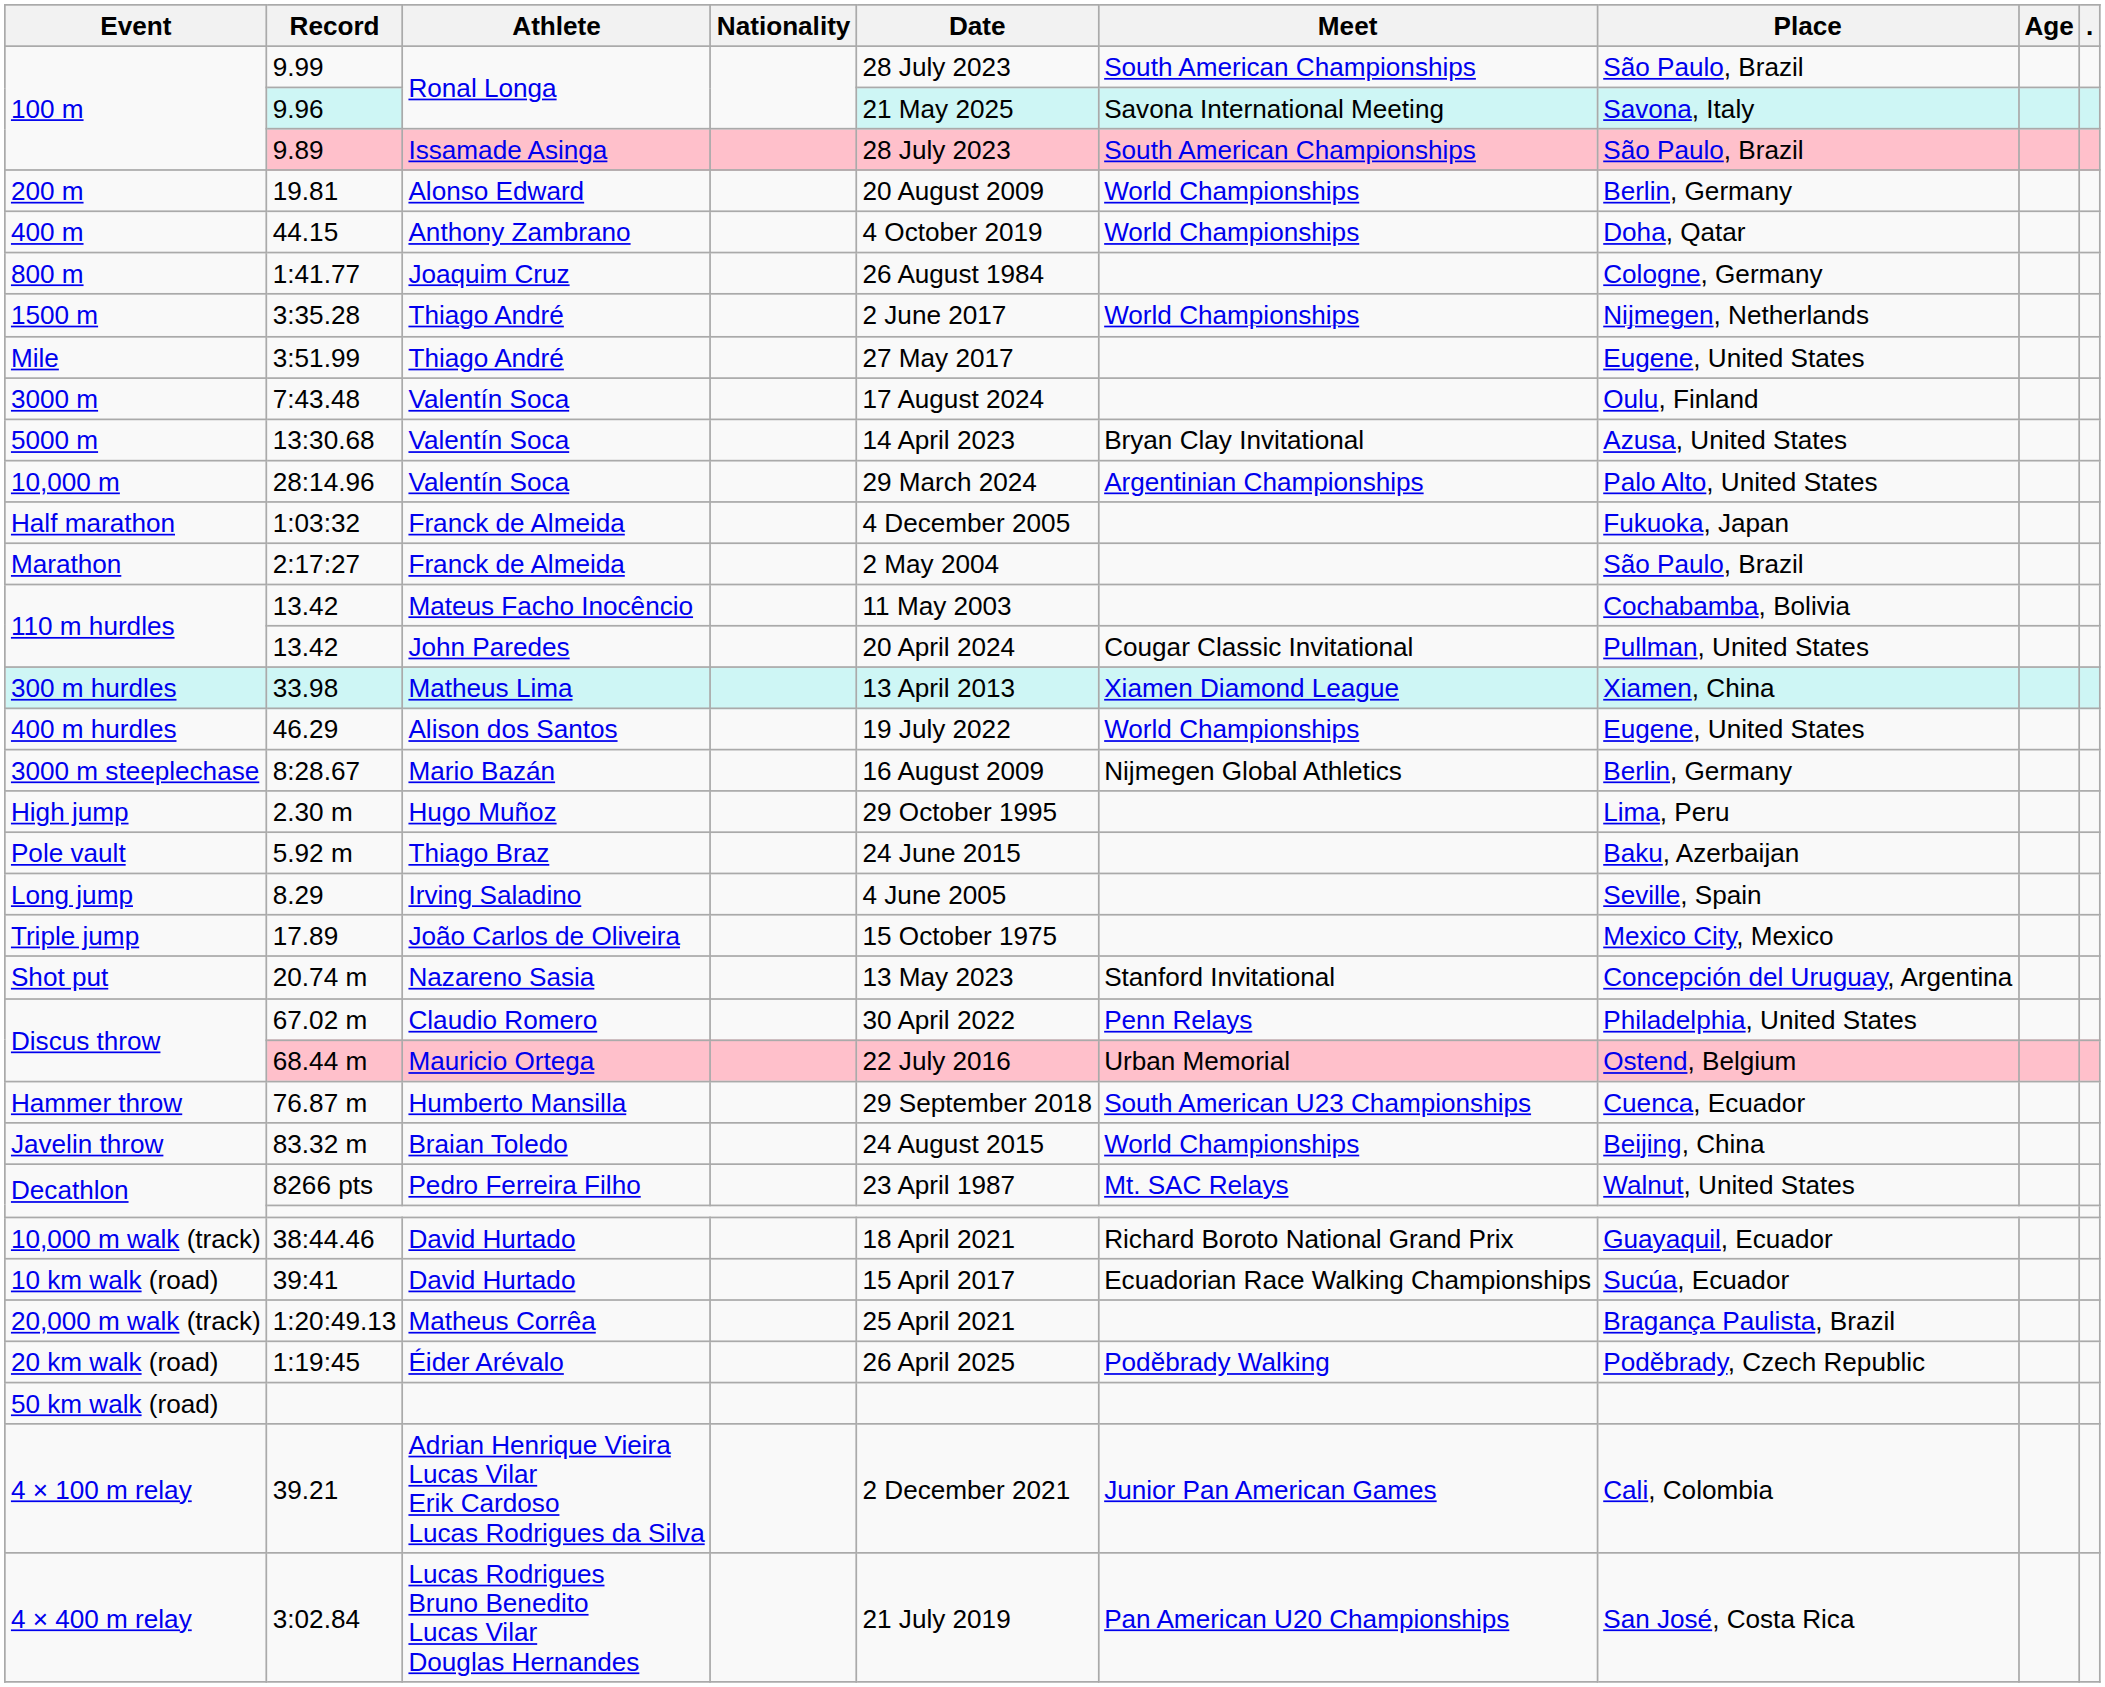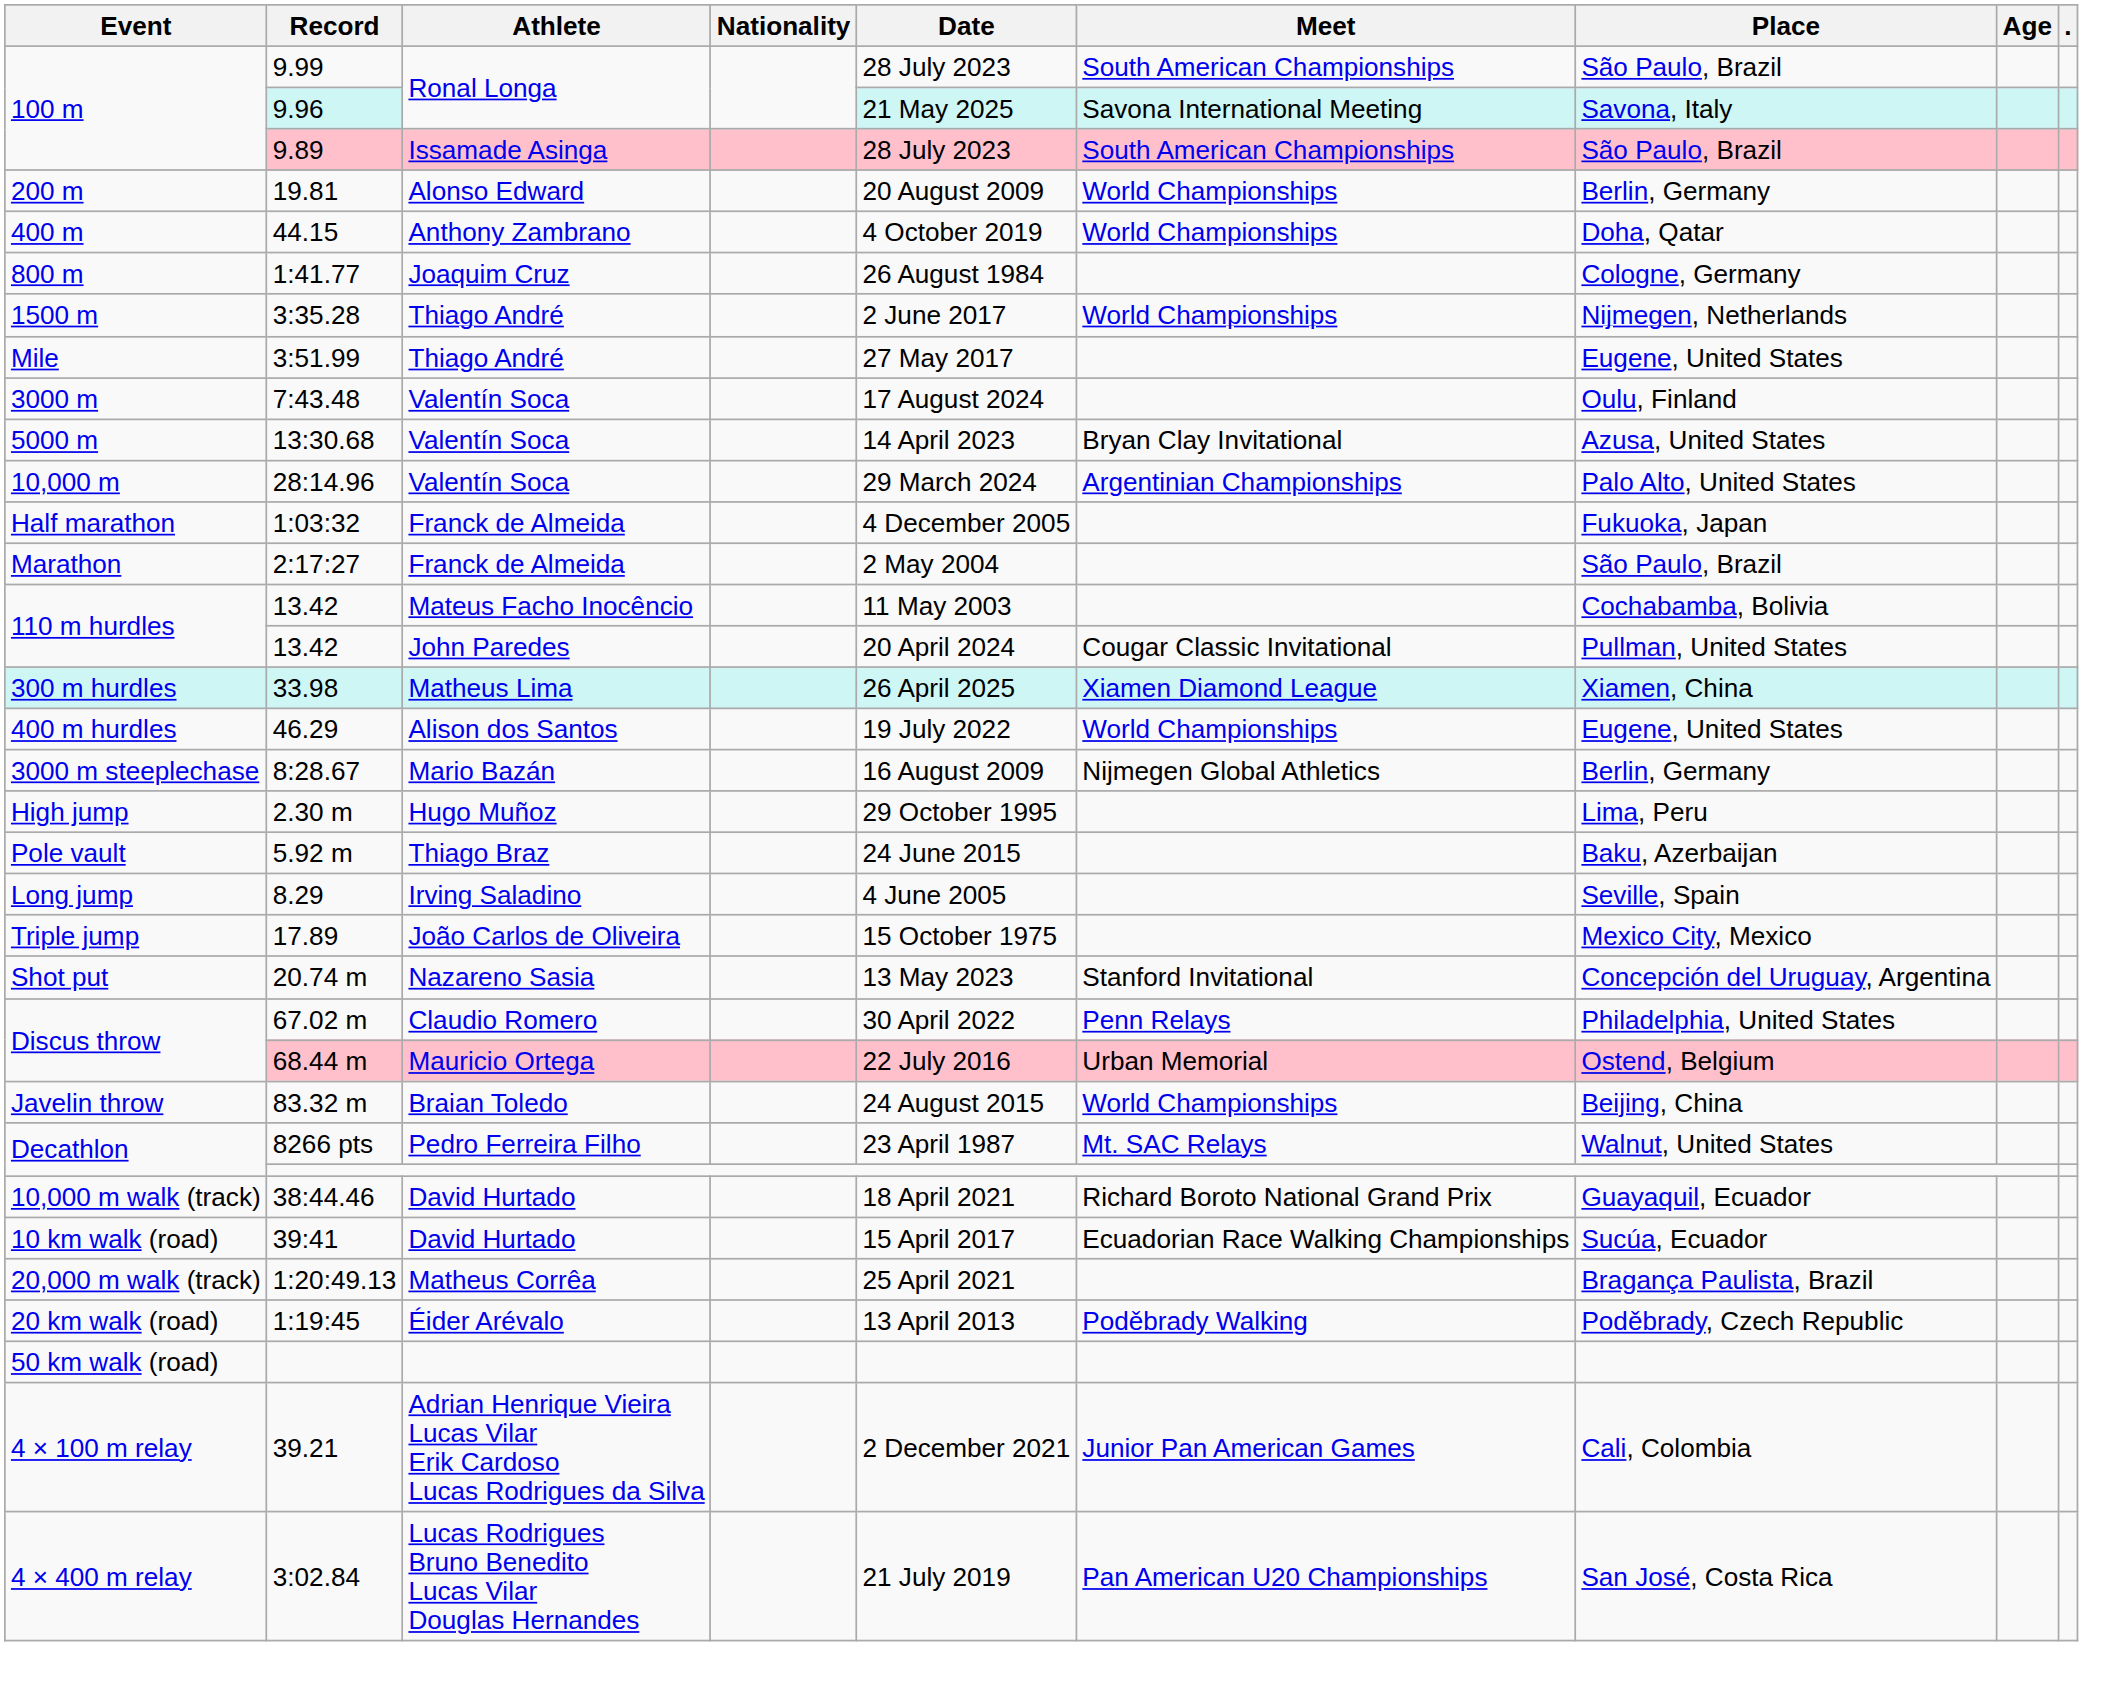(939, 688) 13 April 2013 -> (939, 688) 26 April 2025
- row: (97, 1102)
(939, 1362) 26 April 2025 -> (939, 1321) 13 April 2013
